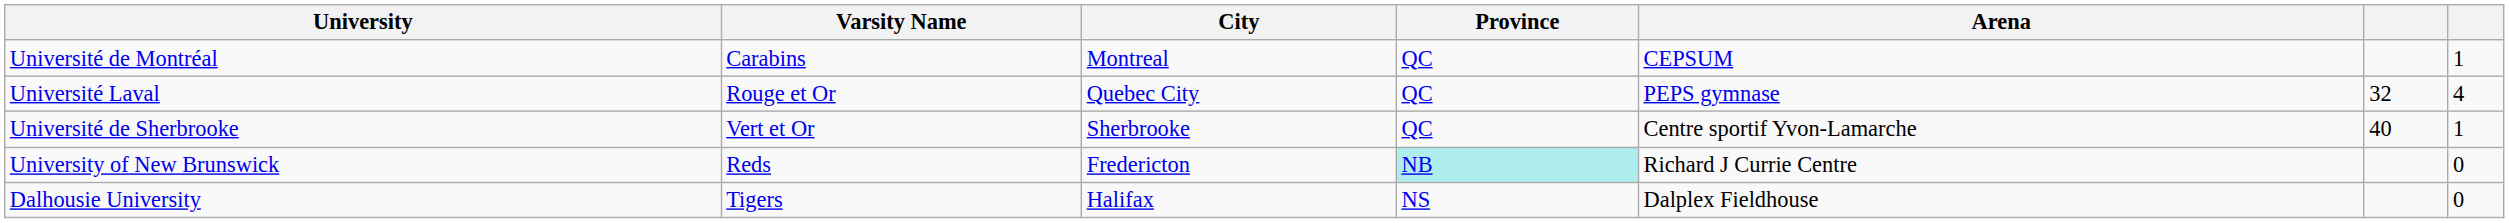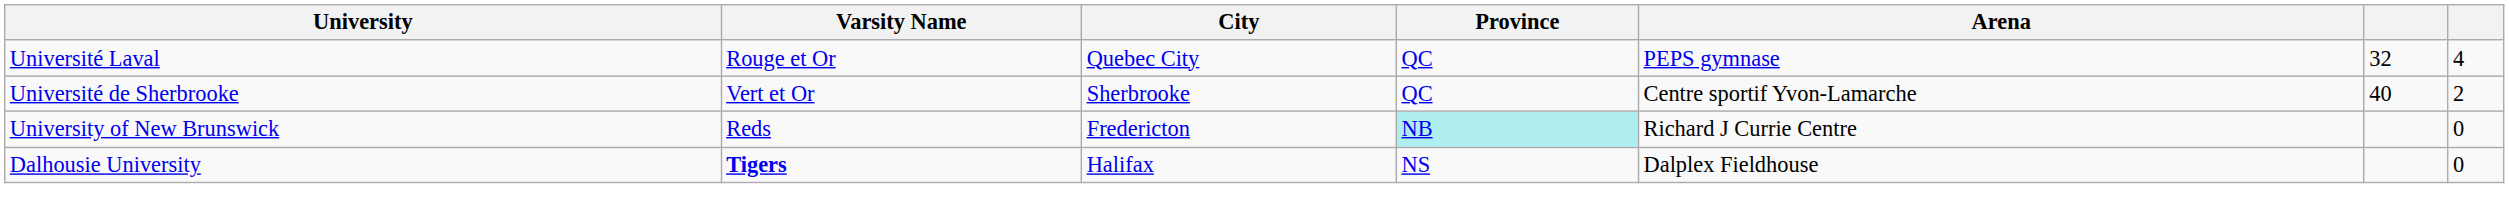- row: (114, 57)
(2459, 128) 1 -> (2459, 93) 2
(754, 199) normal -> (756, 164) bold
